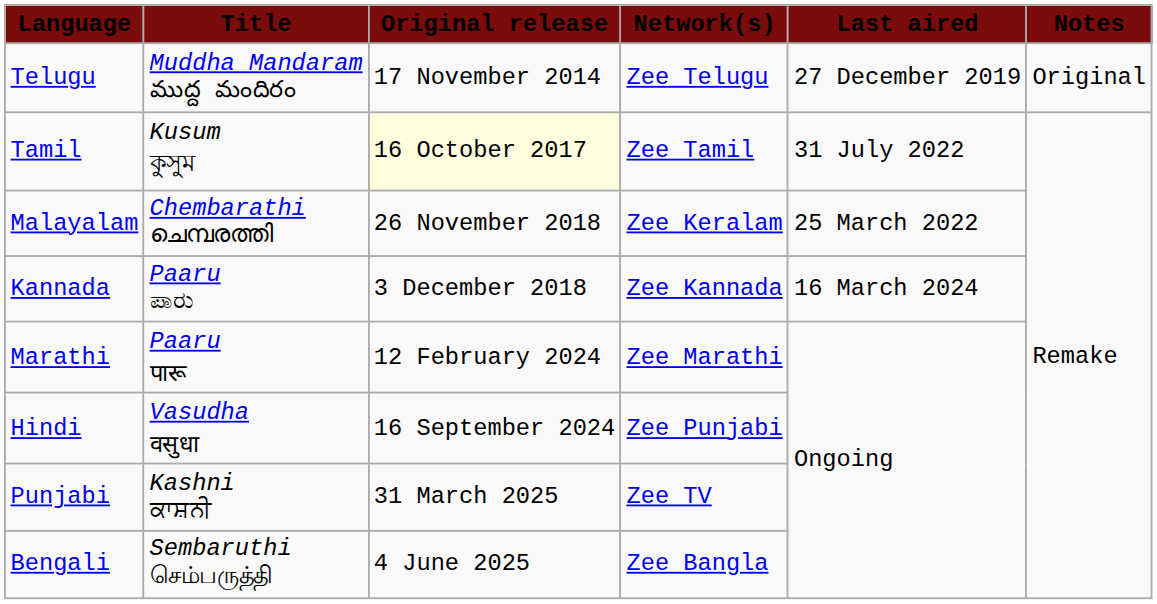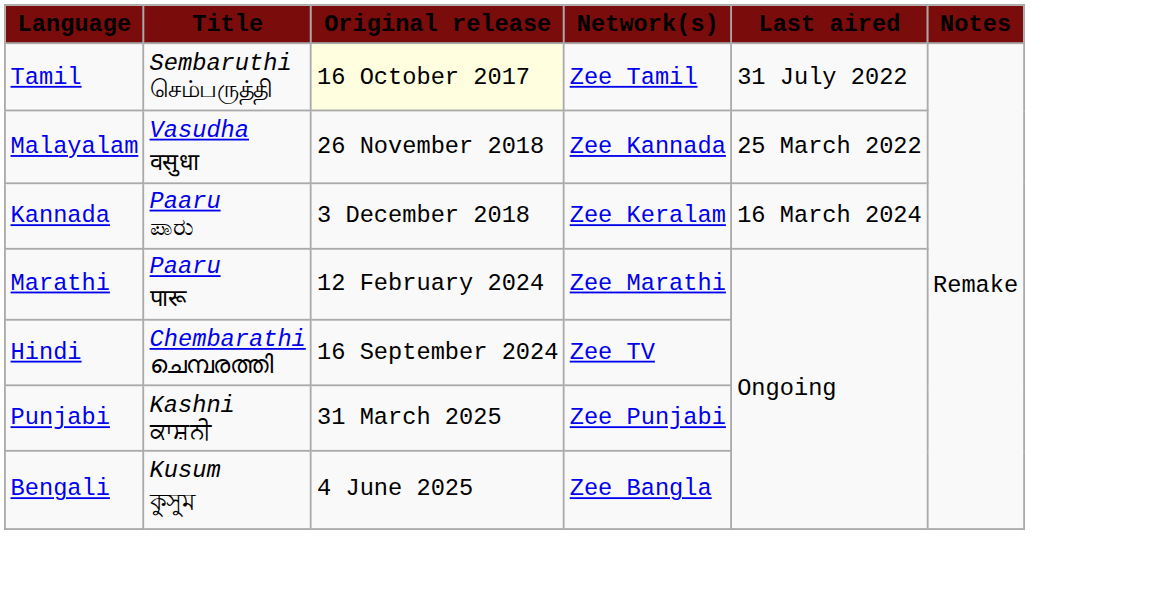- row: (53, 78)
(185, 149) Kusum কুসুম -> (221, 76) Sembaruthi செம்பருத்தி
(228, 223) Chembarathi ചെമ്പരത്തി -> (199, 147) Vasudha वसुधा
(705, 223) Zee Keralam -> (648, 147) Zee Kannada
(705, 289) Zee Kannada -> (648, 215) Zee Keralam
(199, 428) Vasudha वसुधा -> (228, 353) Chembarathi ചെമ്പരത്തി
(705, 428) Zee Punjabi -> (612, 353) Zee TV
(669, 497) Zee TV -> (648, 418) Zee Punjabi
(221, 563) Sembaruthi செம்பருத்தி -> (185, 487) Kusum কুসুম
